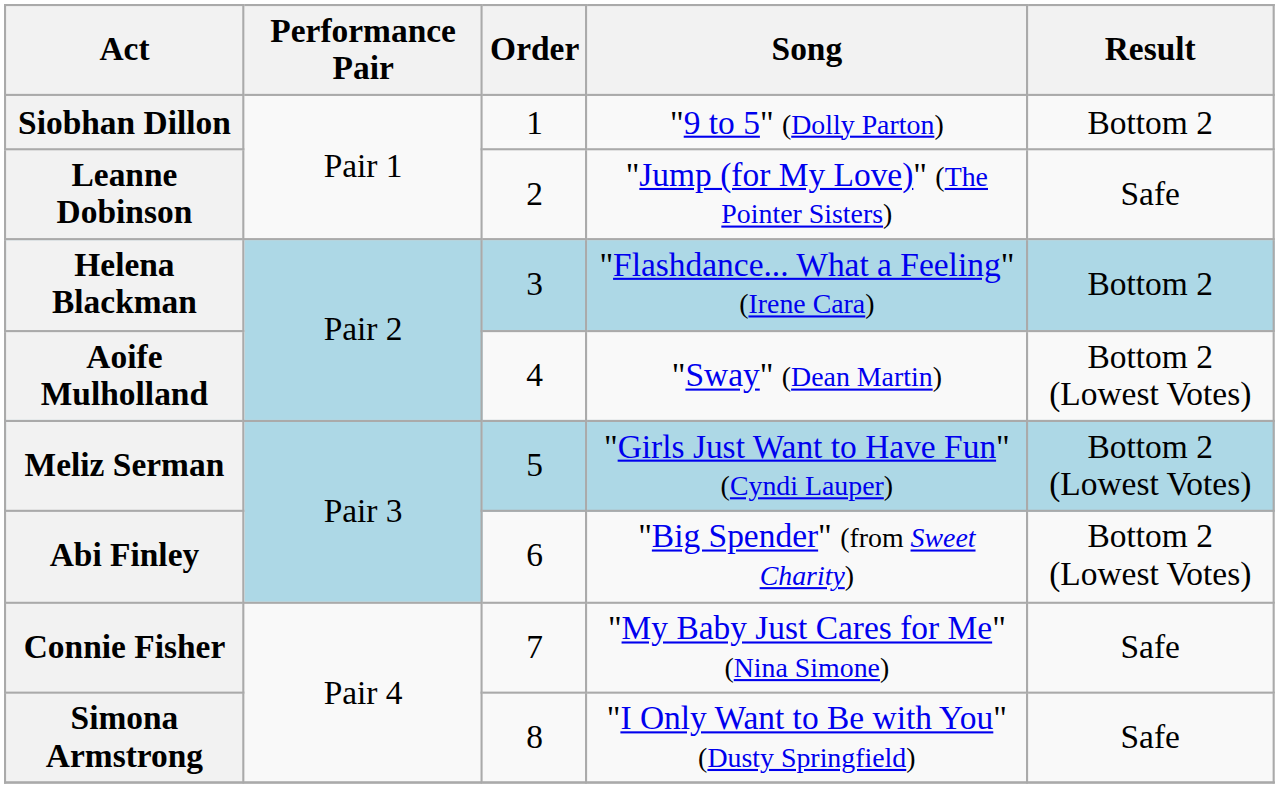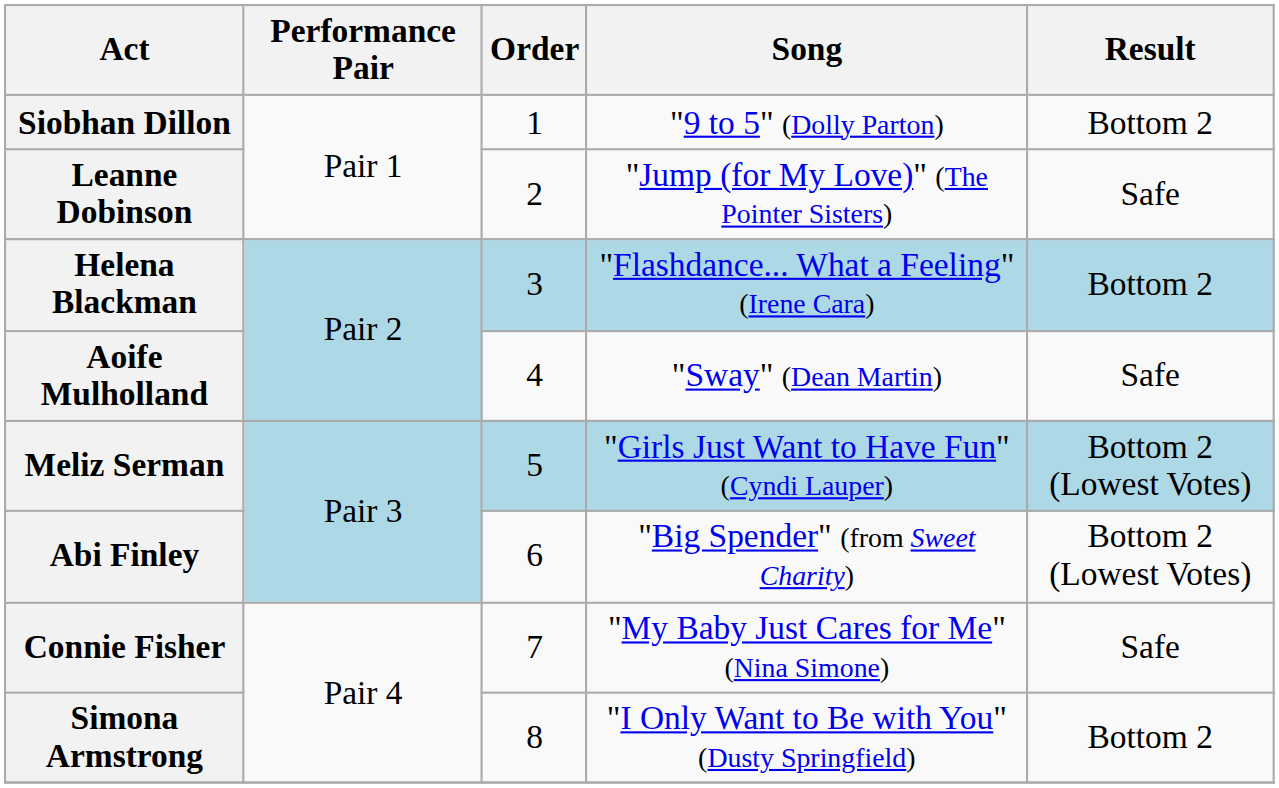(1150, 374) Bottom 2 (Lowest Votes) -> (1150, 374) Safe
(1150, 737) Safe -> (1150, 737) Bottom 2
